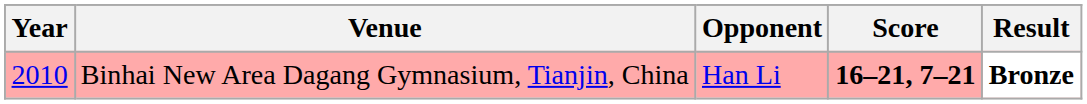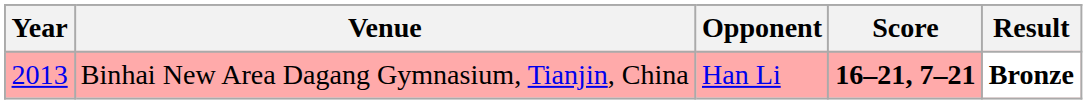(40, 74) 2010 -> (40, 74) 2013
